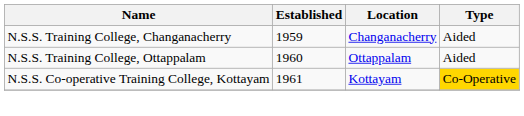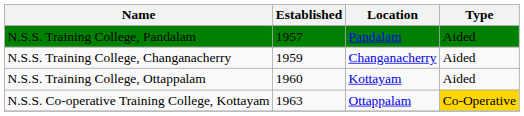+ row: (102, 36)
(380, 57) Ottappalam -> (375, 79) Kottayam
(289, 79) 1961 -> (289, 100) 1963
(375, 79) Kottayam -> (380, 100) Ottappalam
